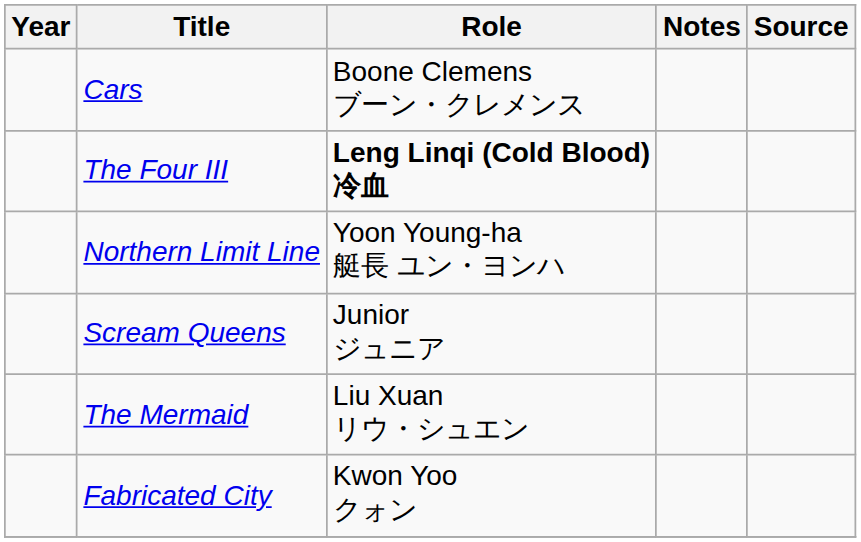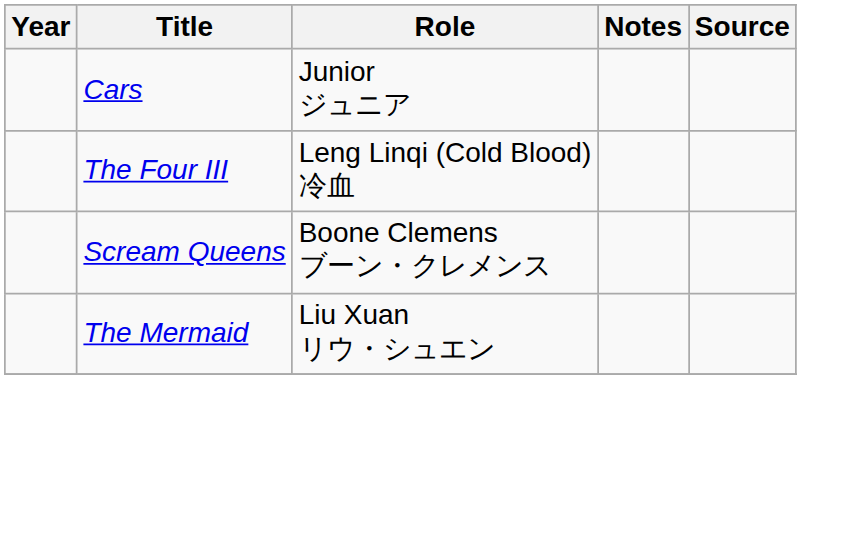(459, 87) Boone Clemens ブーン・クレメンス -> (355, 87) Junior ジュニア
(491, 168) bold -> (445, 168) normal
- row: (202, 251)
(389, 331) Junior ジュニア -> (425, 250) Boone Clemens ブーン・クレメンス
- row: (178, 495)
